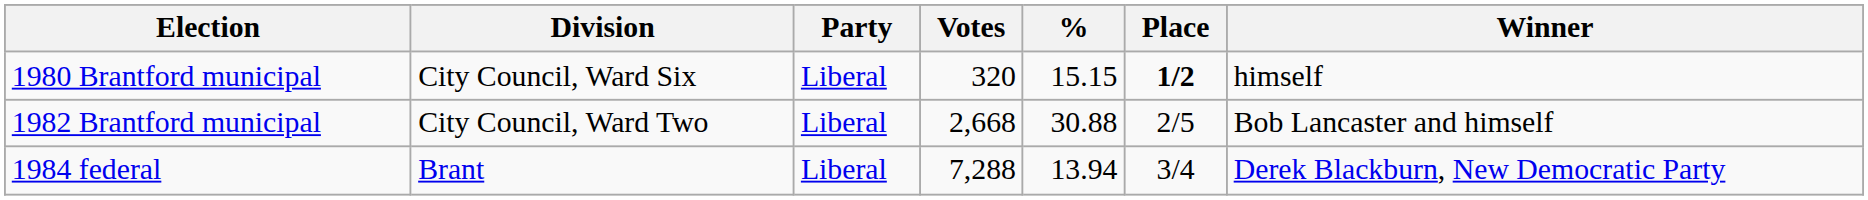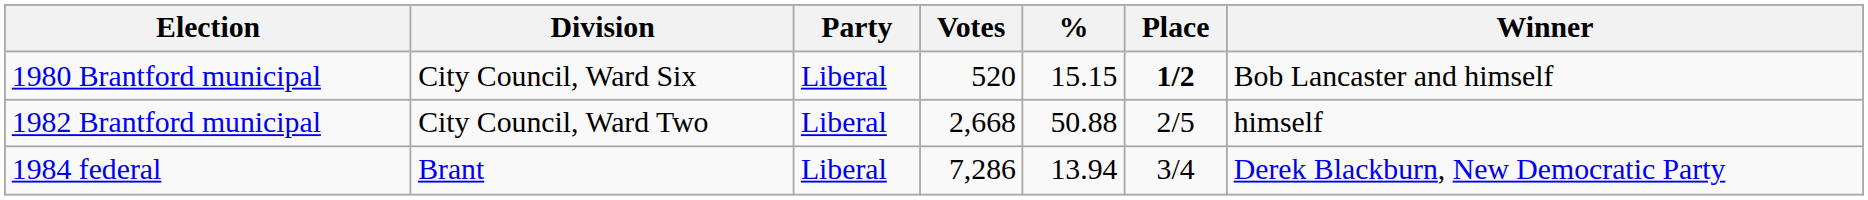(994, 75) 320 -> (994, 75) 520
(1278, 75) himself -> (1394, 75) Bob Lancaster and himself
(1084, 122) 30.88 -> (1084, 122) 50.88
(1394, 122) Bob Lancaster and himself -> (1278, 122) himself
(982, 169) 7,288 -> (982, 169) 7,286
